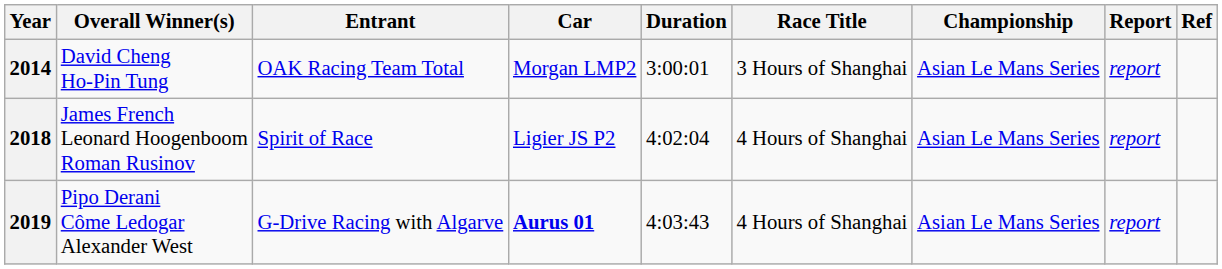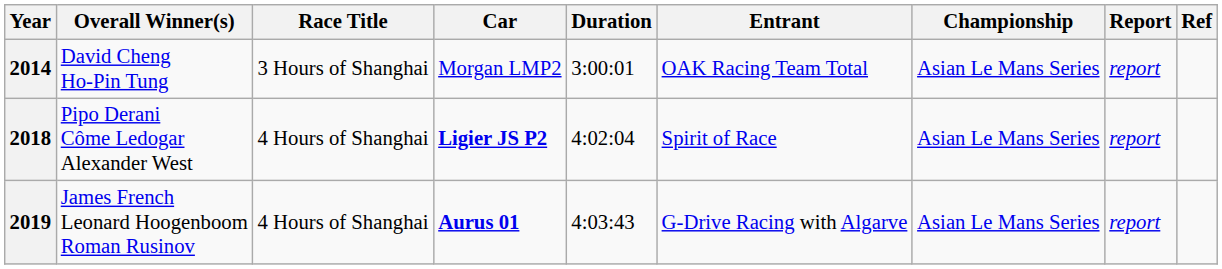columns swapped: (380, 21) <-> (822, 21)
(154, 139) James French Leonard Hoogenboom Roman Rusinov -> (127, 139) Pipo Derani Côme Ledogar Alexander West
(564, 139) normal -> (493, 139) bold
(127, 222) Pipo Derani Côme Ledogar Alexander West -> (154, 222) James French Leonard Hoogenboom Roman Rusinov
